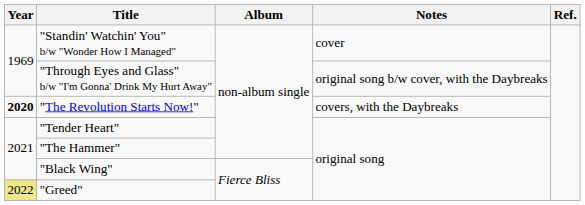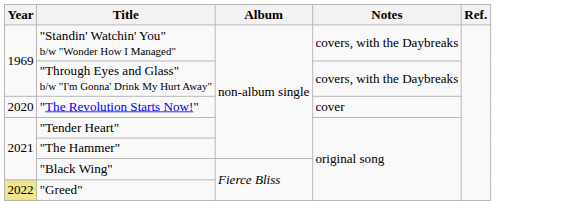(330, 43) cover -> (387, 43) covers, with the Daybreaks
(432, 78) original song b/w cover, with the Daybreaks -> (387, 78) covers, with the Daybreaks
(21, 106) bold -> (21, 106) normal
(387, 106) covers, with the Daybreaks -> (330, 106) cover
